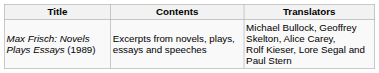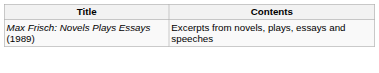- column: (309, 12)
